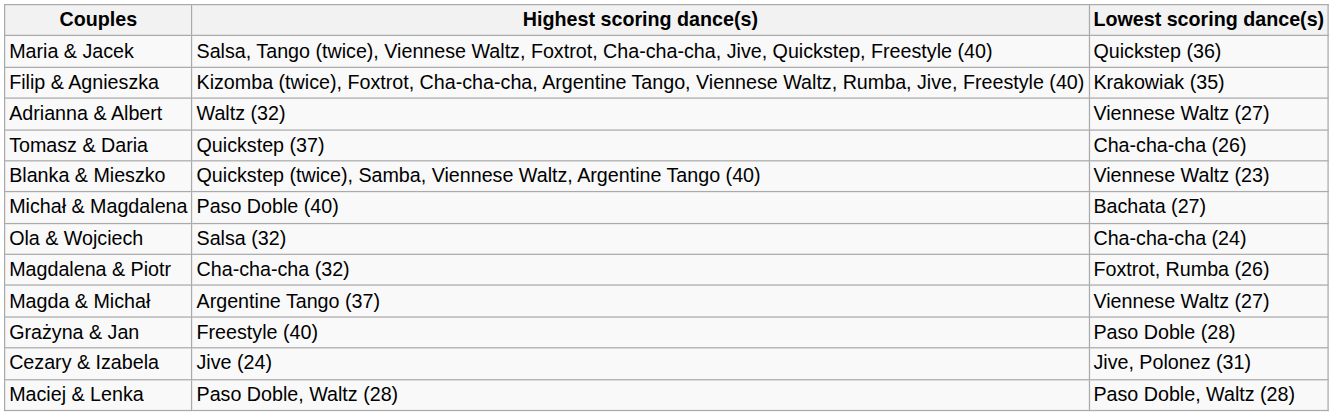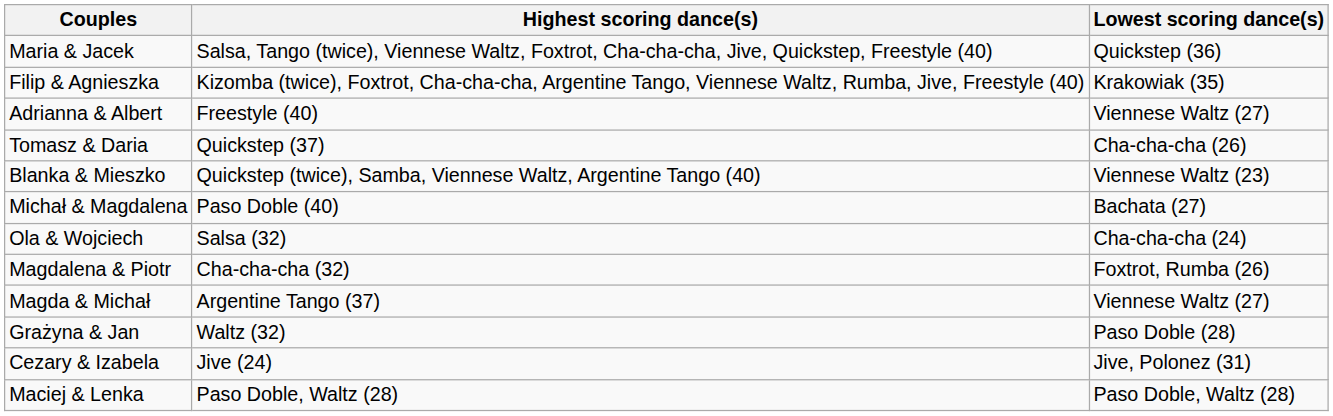(241, 113) Waltz (32) -> (257, 113) Freestyle (40)
(257, 332) Freestyle (40) -> (241, 332) Waltz (32)
